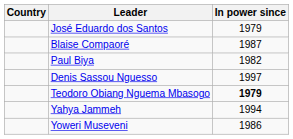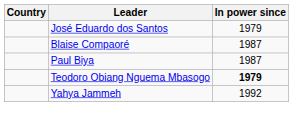(250, 61) 1982 -> (250, 61) 1987
- row: (104, 77)
(250, 110) 1994 -> (250, 93) 1992
- row: (89, 126)
